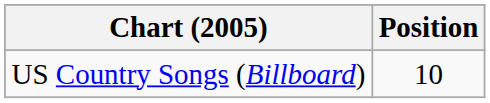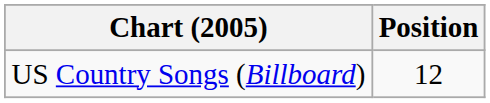(429, 73) 10 -> (429, 73) 12
